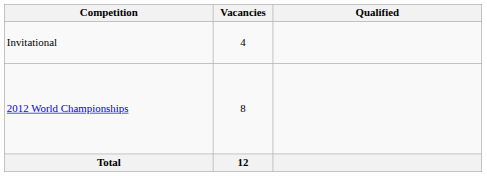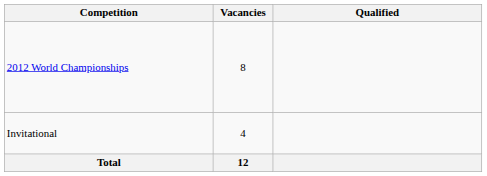rows swapped: (68, 108) <-> (32, 42)
